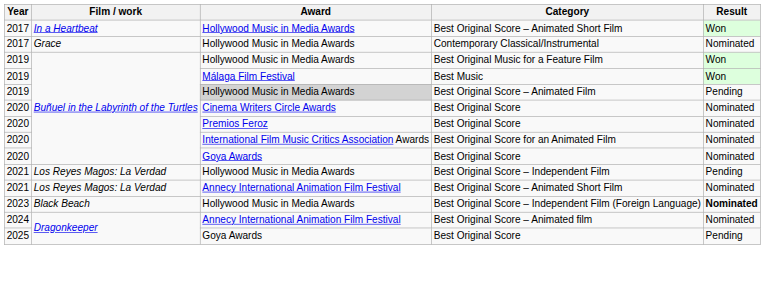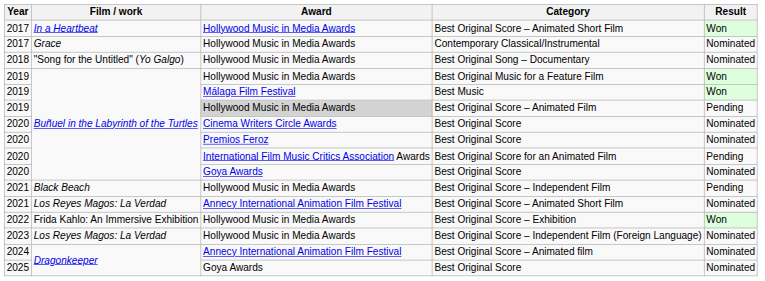+ row: (18, 60)
(730, 140) Nominated -> (725, 156) Pending
(100, 172) Los Reyes Magos: La Verdad -> (62, 188) Black Beach
+ row: (18, 220)
(62, 204) Black Beach -> (100, 236) Los Reyes Magos: La Verdad
(732, 204) bold -> (731, 236) normal
(724, 236) Pending -> (731, 268) Nominated
